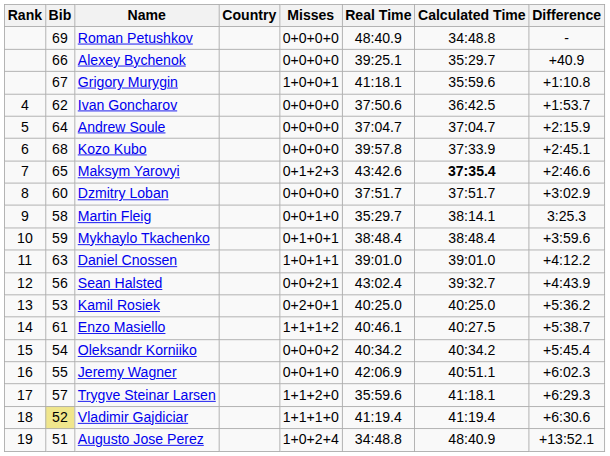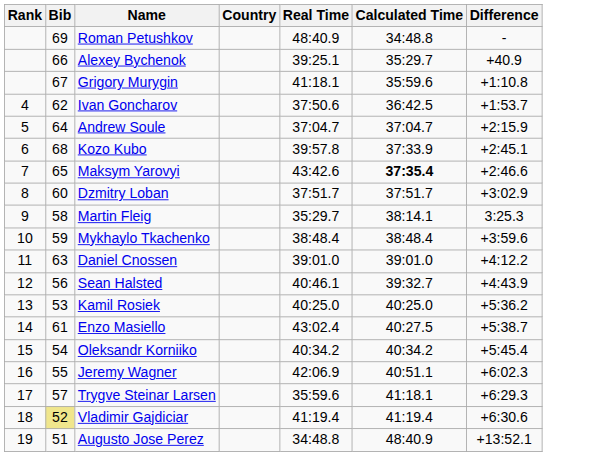- column: (311, 15)
(378, 283) 43:02.4 -> (316, 283) 40:46.1
(378, 328) 40:46.1 -> (316, 328) 43:02.4
